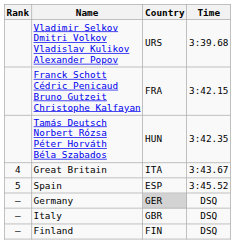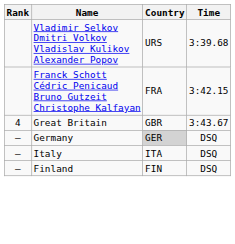- row: (70, 139)
(154, 170) ITA -> (154, 123) GBR
- row: (48, 185)
(154, 216) GBR -> (154, 153) ITA
